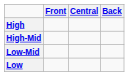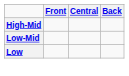- row: (15, 25)
